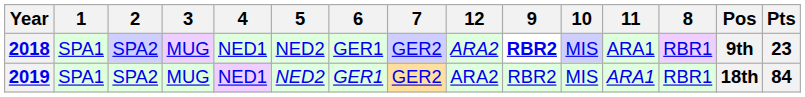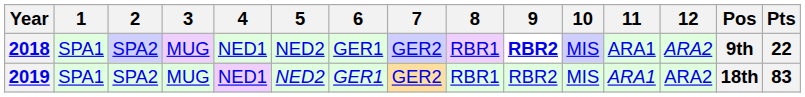columns swapped: (688, 19) <-> (474, 19)
(781, 48) 23 -> (781, 48) 22
(781, 77) 84 -> (781, 77) 83
